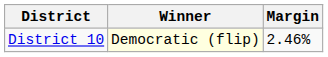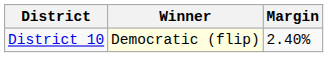(288, 40) 2.46% -> (288, 40) 2.40%
